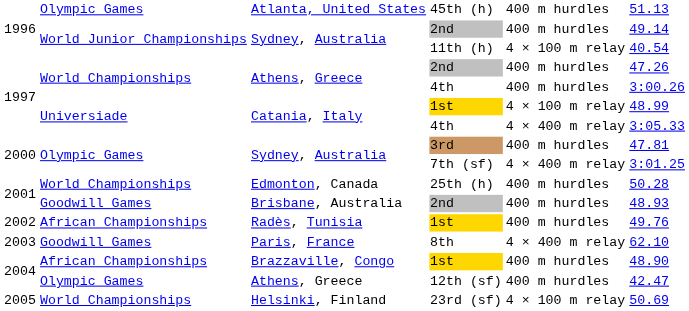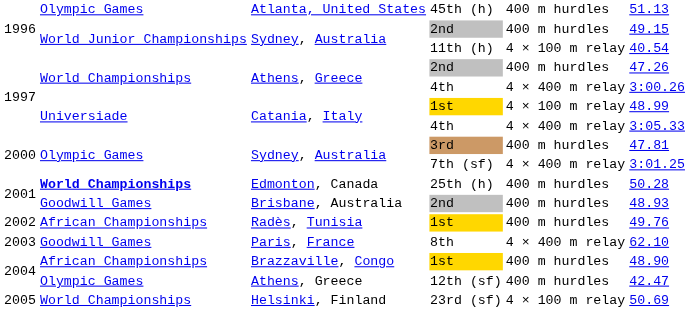(649, 29) 49.14 -> (649, 29) 49.15
(558, 87) 400 m hurdles -> (566, 87) 4 × 400 m relay
(116, 184) normal -> (116, 184) bold
